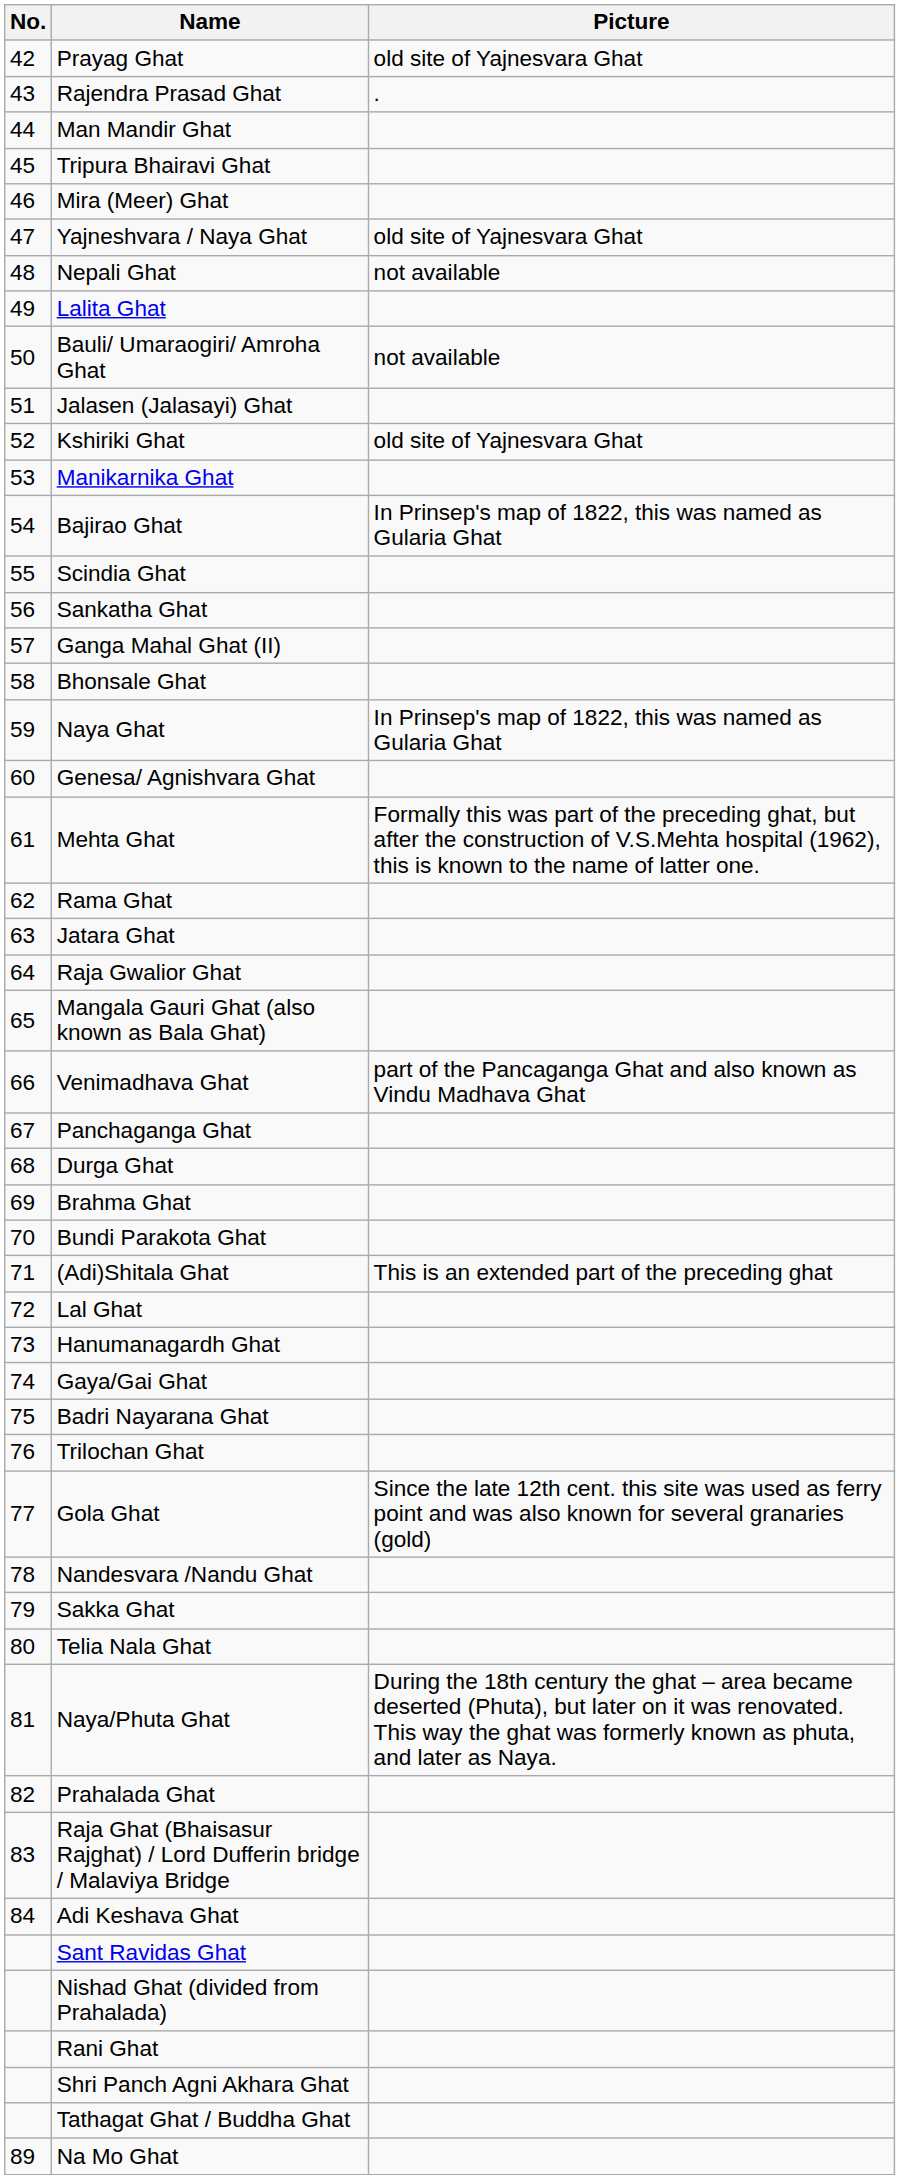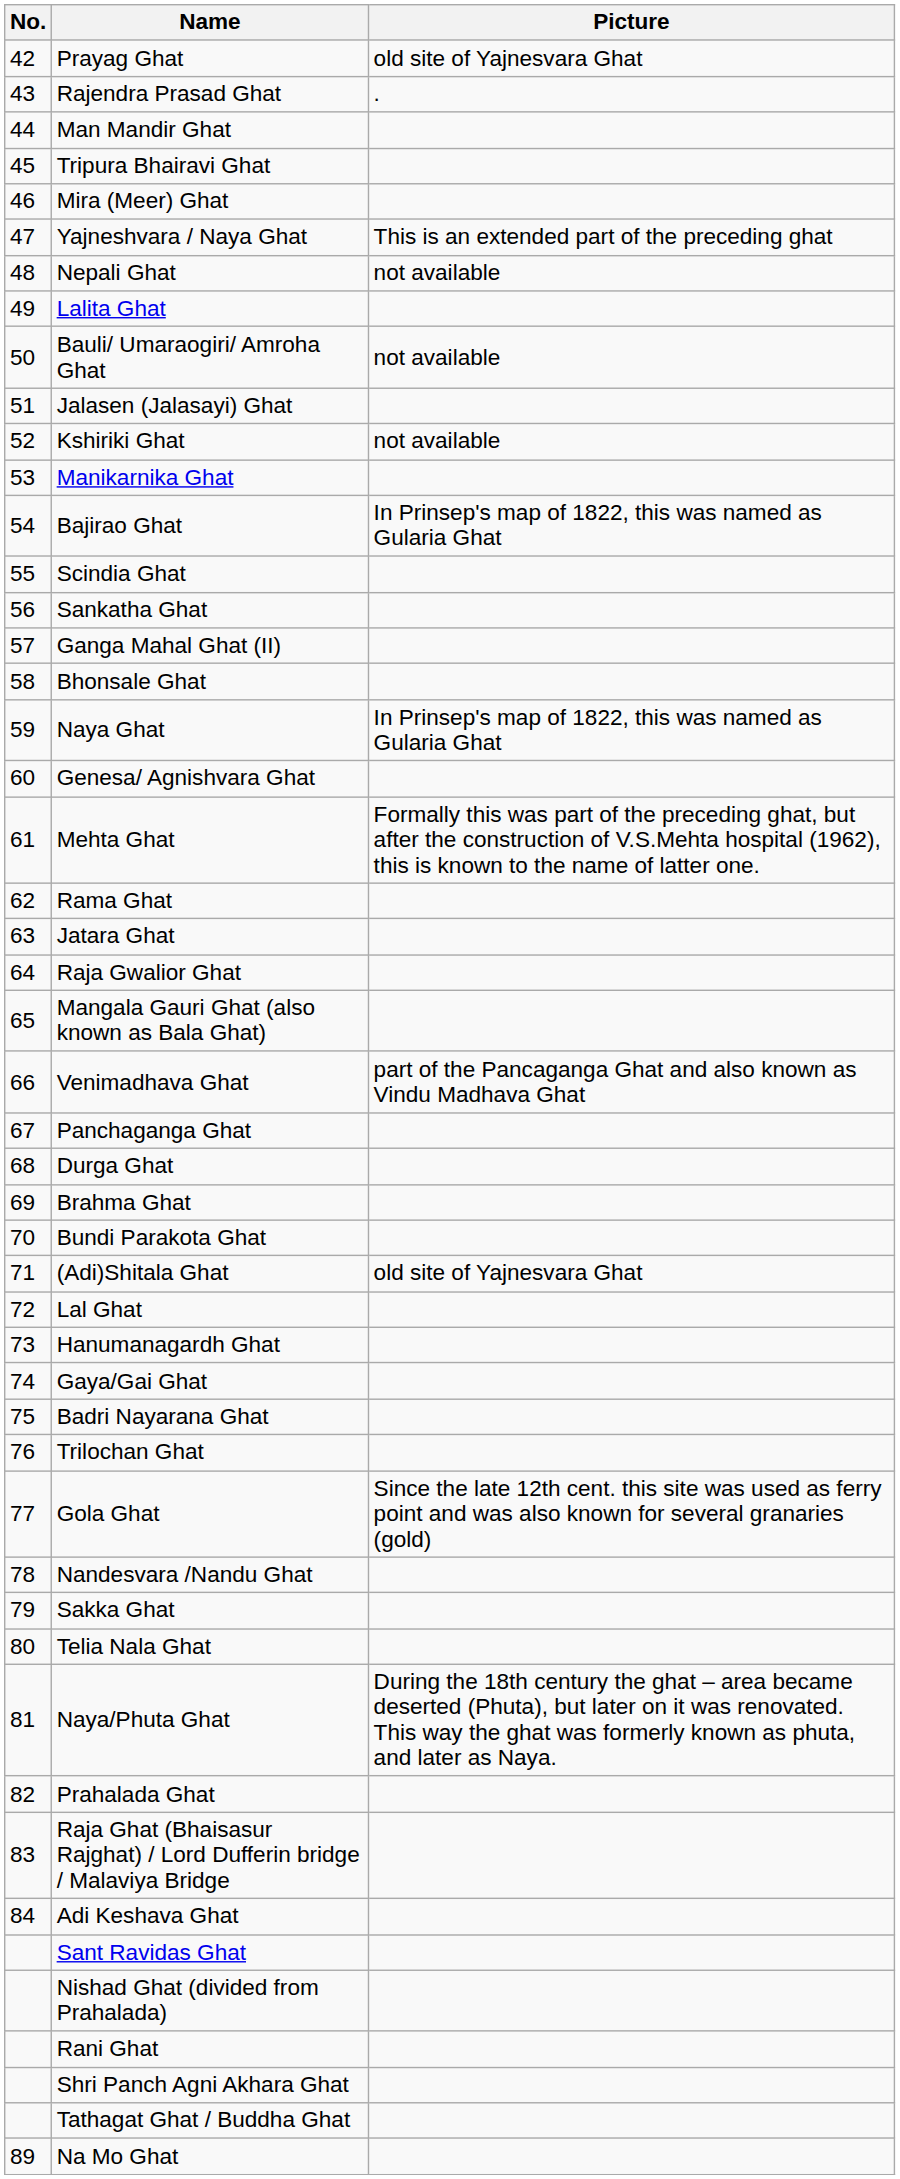(508, 237) old site of Yajnesvara Ghat -> (603, 237) This is an extended part of the preceding ghat
(508, 441) old site of Yajnesvara Ghat -> (437, 441) not available
(603, 1273) This is an extended part of the preceding ghat -> (508, 1273) old site of Yajnesvara Ghat
